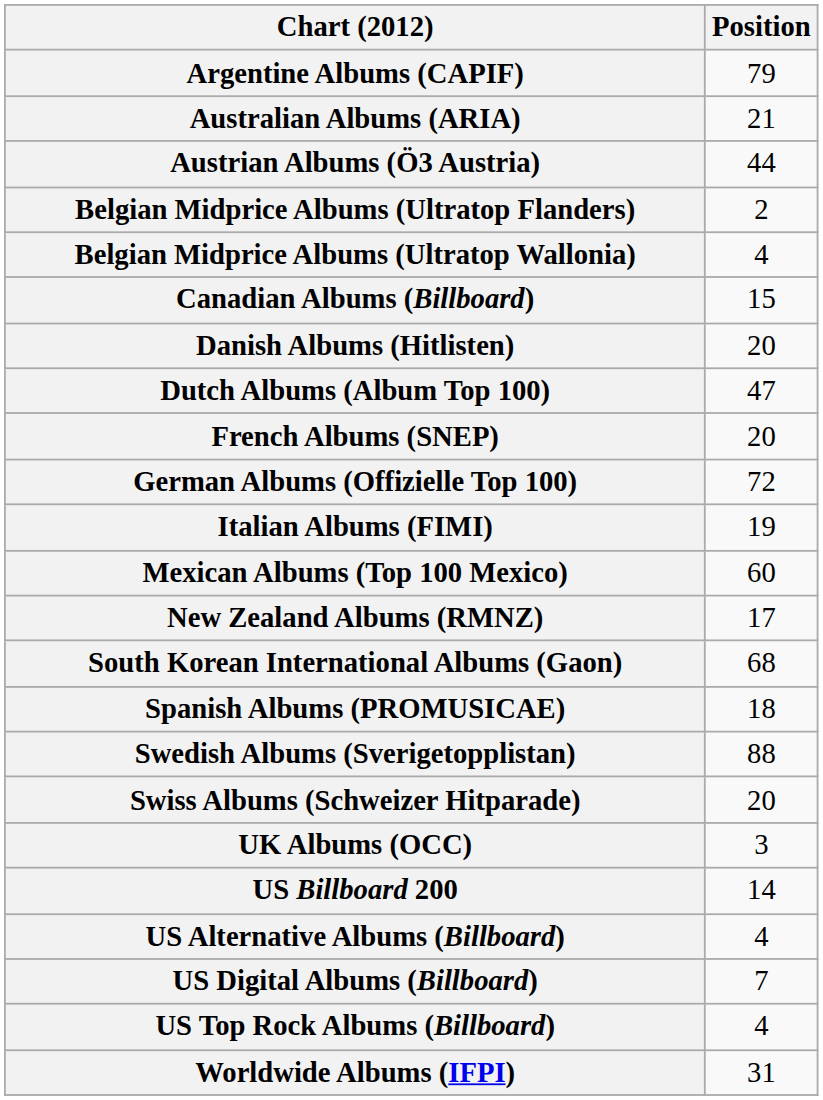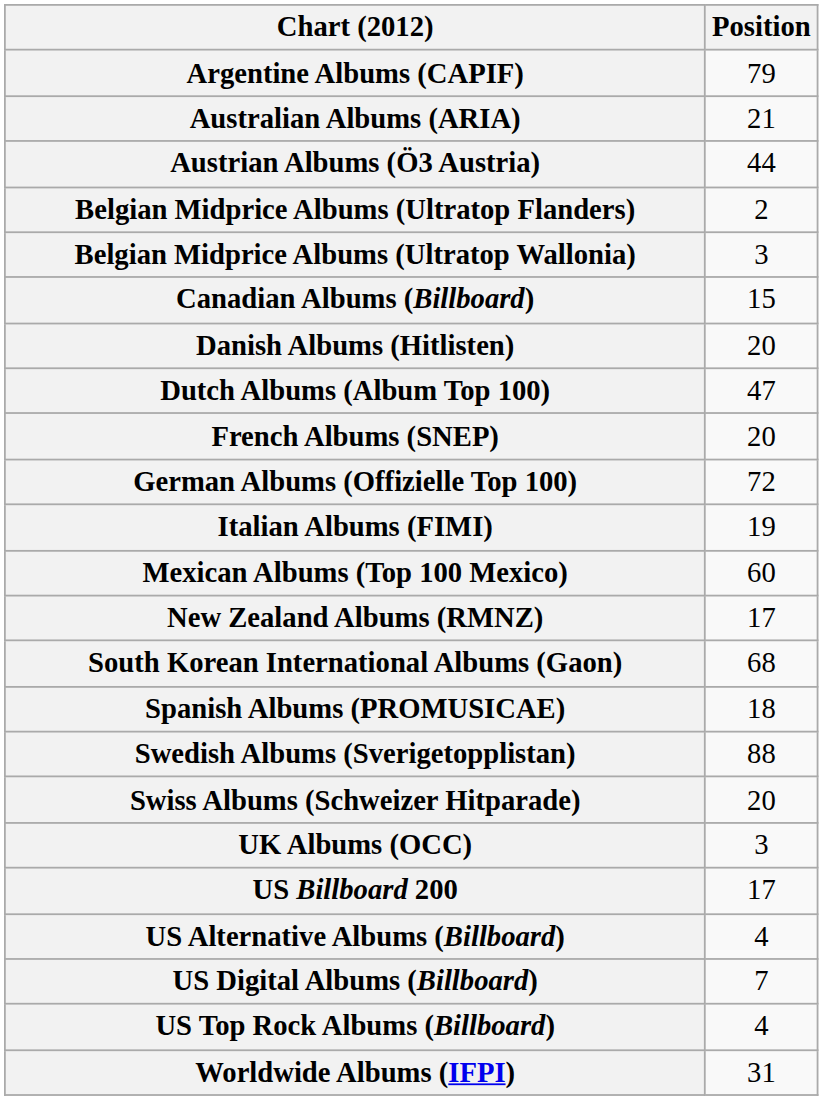(761, 254) 4 -> (761, 254) 3
(761, 890) 14 -> (761, 890) 17
